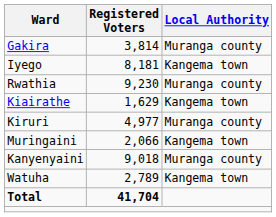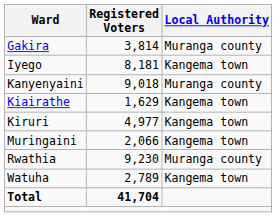rows swapped: (46, 159) <-> (32, 84)
(213, 122) Muranga county -> (206, 122) Kangema town
